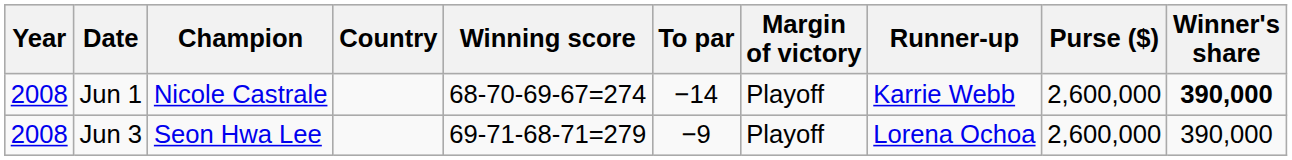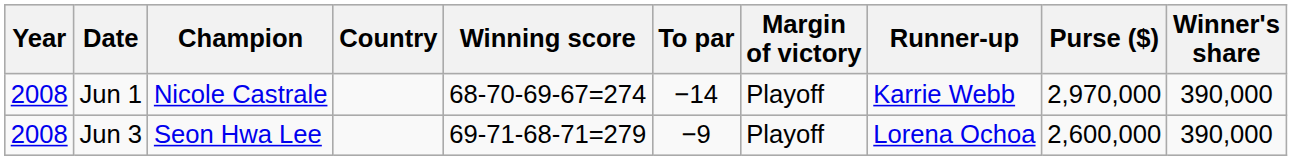(1104, 94) 2,600,000 -> (1104, 94) 2,970,000
(1226, 94) bold -> (1226, 94) normal
